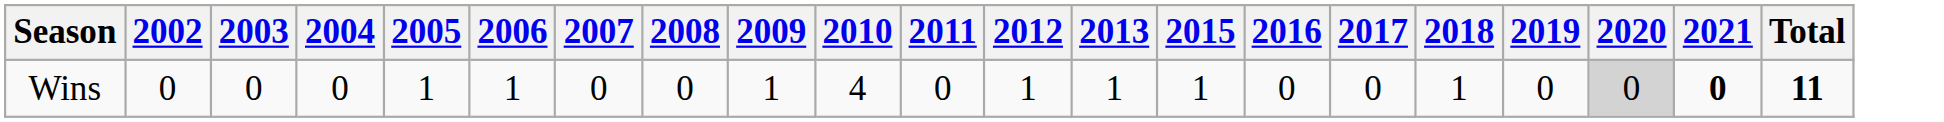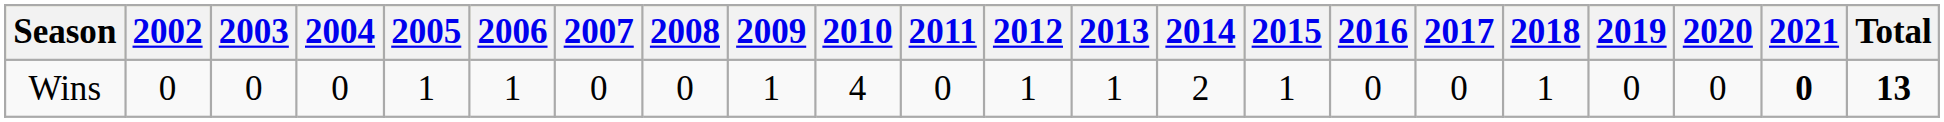+ column: (1200, 32)
(1632, 87) lightgrey background -> (1718, 87) no background
(1807, 87) 11 -> (1894, 87) 13
